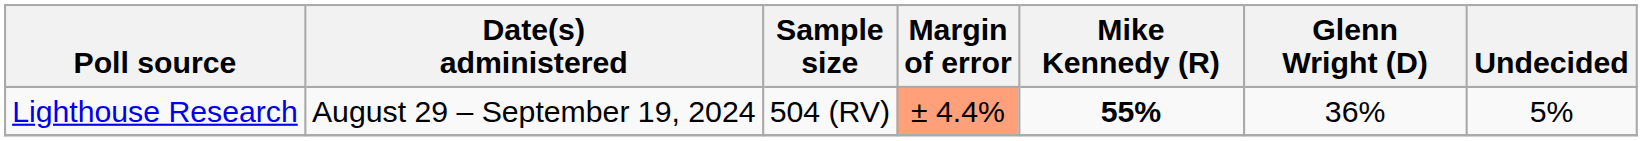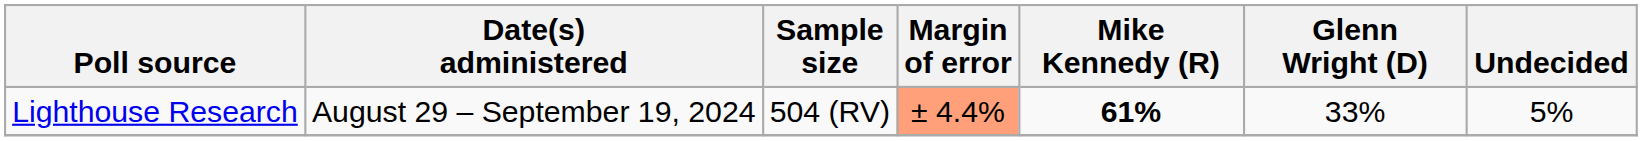(1131, 111) 55% -> (1131, 111) 61%
(1355, 111) 36% -> (1355, 111) 33%
